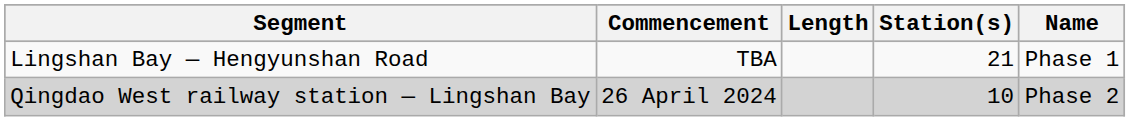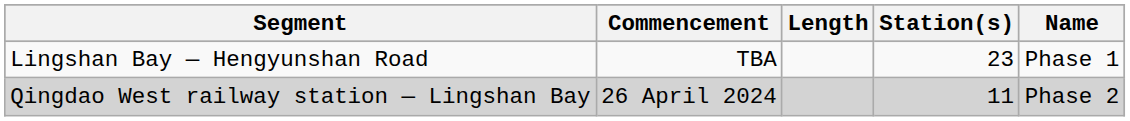(1001, 60) 21 -> (1001, 60) 23
(1001, 97) 10 -> (1001, 97) 11
